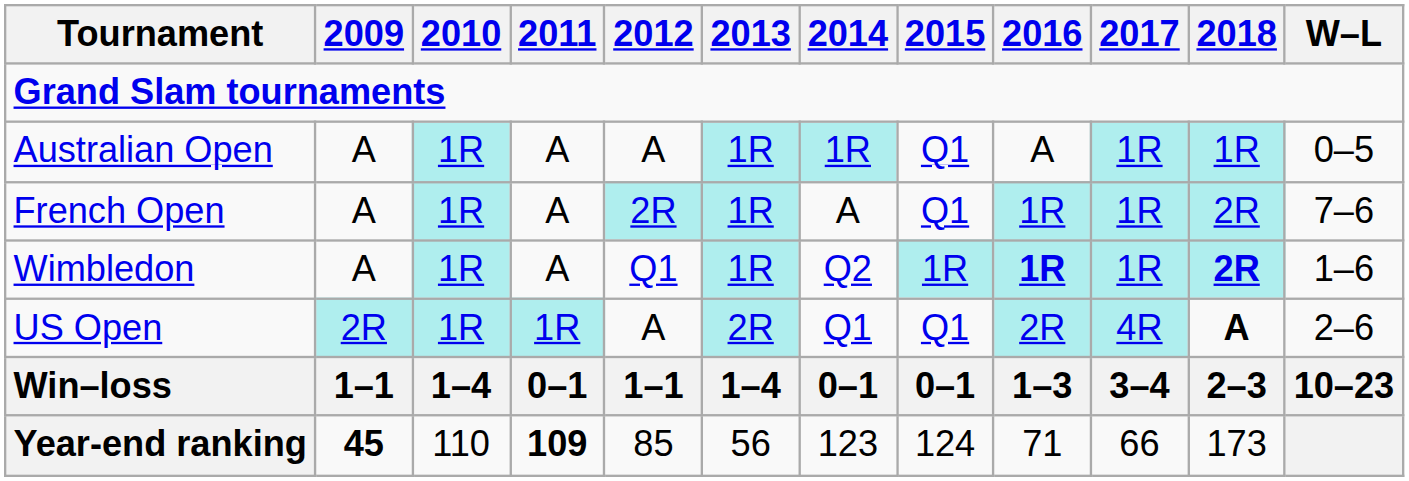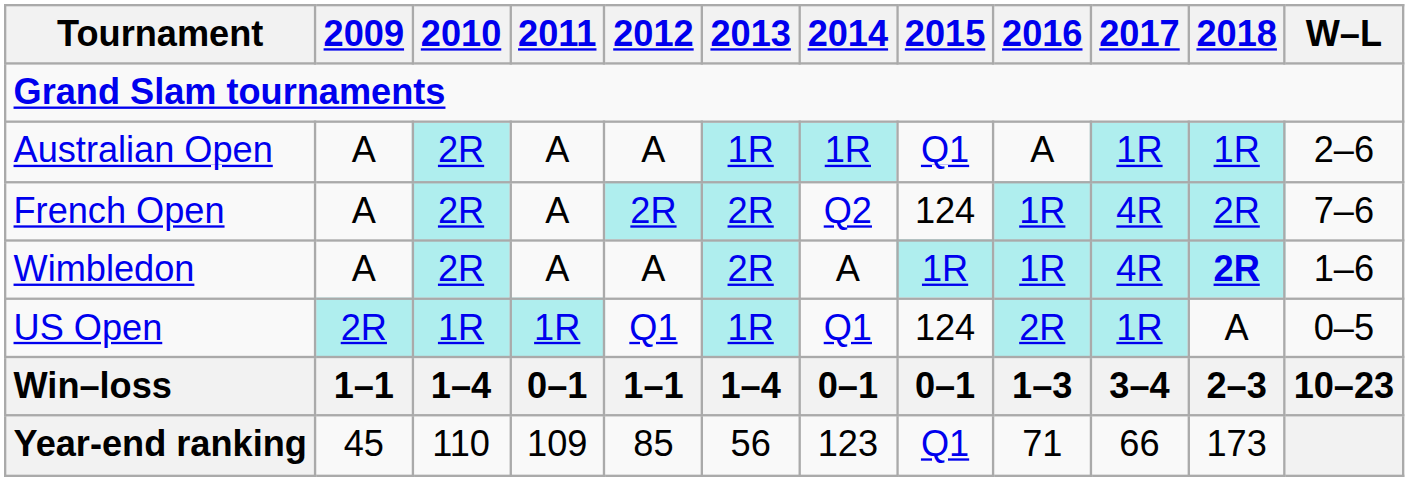(461, 150) 1R -> (461, 150) 2R
(1344, 150) 0–5 -> (1344, 150) 2–6
(461, 209) 1R -> (461, 209) 2R
(751, 209) 1R -> (751, 209) 2R
(848, 209) A -> (848, 209) Q2
(945, 209) Q1 -> (945, 209) 124
(1139, 209) 1R -> (1139, 209) 4R
(461, 268) 1R -> (461, 268) 2R
(653, 268) Q1 -> (653, 268) A
(751, 268) 1R -> (751, 268) 2R
(848, 268) Q2 -> (848, 268) A
(1042, 268) bold -> (1042, 268) normal
(1139, 268) 1R -> (1139, 268) 4R
(653, 326) A -> (653, 326) Q1
(751, 326) 2R -> (751, 326) 1R
(945, 326) Q1 -> (945, 326) 124
(1139, 326) 4R -> (1139, 326) 1R
(1237, 326) bold -> (1237, 326) normal
(1344, 326) 2–6 -> (1344, 326) 0–5
(364, 444) bold -> (364, 444) normal
(557, 444) bold -> (557, 444) normal
(945, 444) 124 -> (945, 444) Q1
